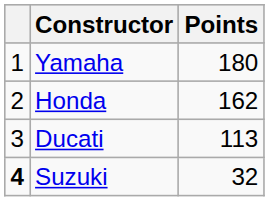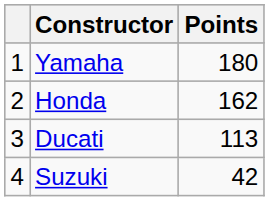(17, 177) bold -> (17, 177) normal
(245, 177) 32 -> (245, 177) 42
